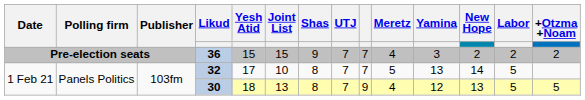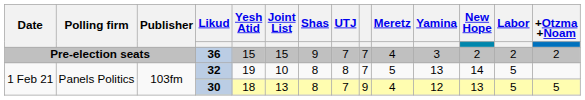(249, 71) 17 -> (249, 71) 19
(345, 71) 7 -> (345, 71) 8
